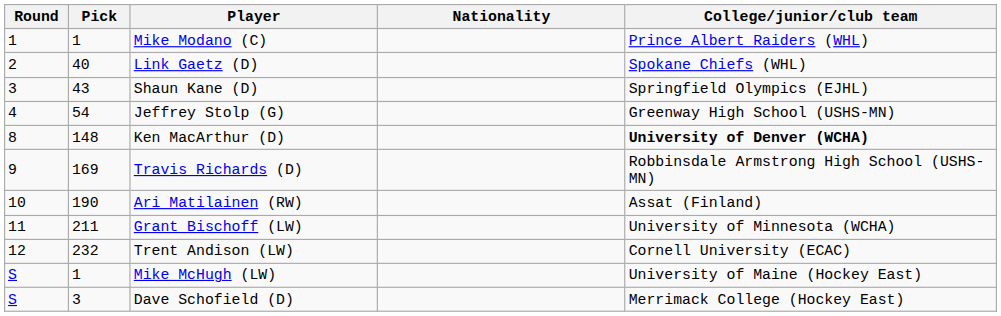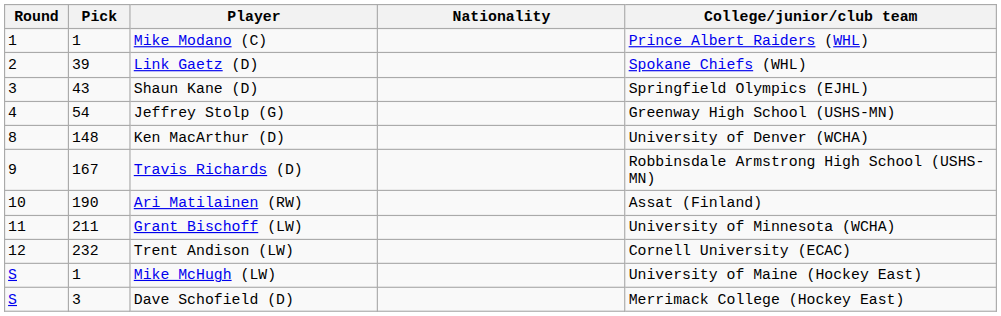(81, 65) 40 -> (81, 65) 39
(749, 137) bold -> (749, 137) normal
(85, 170) 169 -> (85, 170) 167
